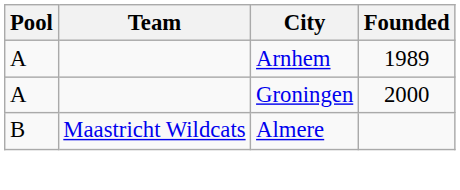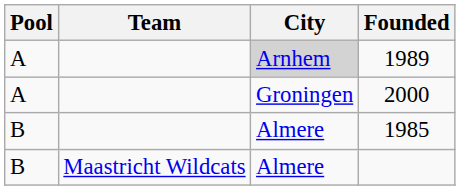(293, 58) no background -> (293, 58) lightgrey background
+ row: (407, 130)
